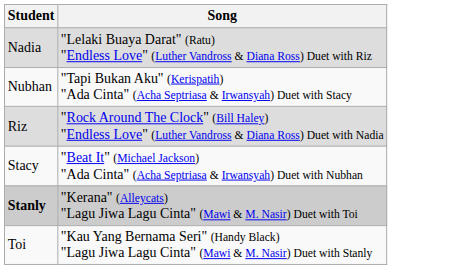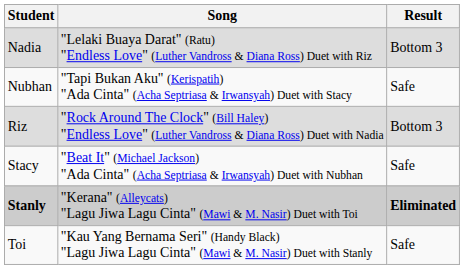+ column: (423, 16)
